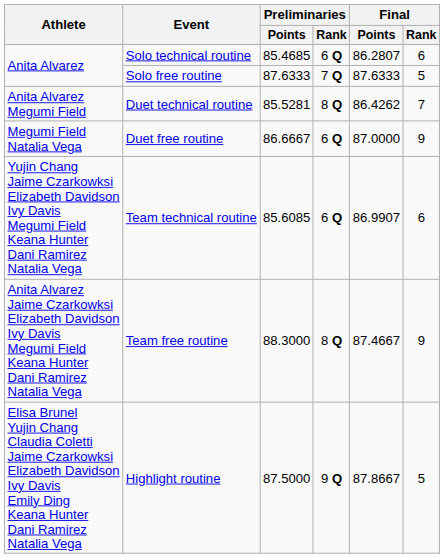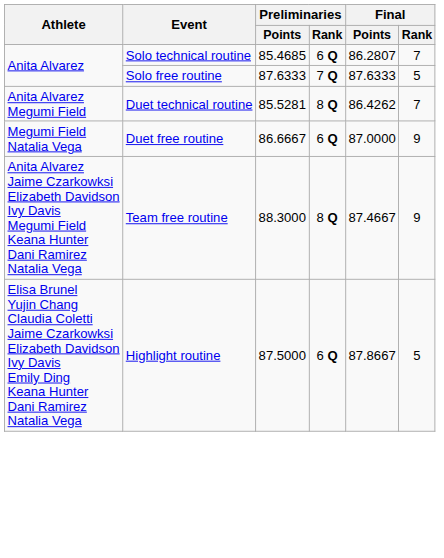(421, 55) 6 -> (417, 55) 7
- row: (191, 218)
(332, 478) 9 Q -> (327, 356) 6 Q
